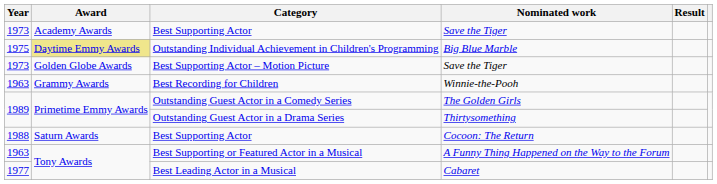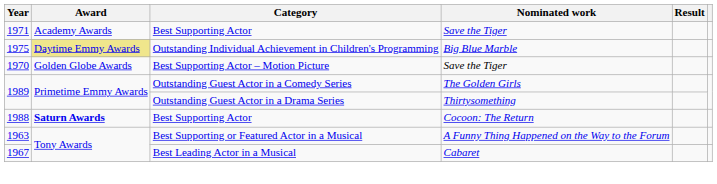(18, 30) 1973 -> (18, 30) 1971
(18, 65) 1973 -> (18, 65) 1970
- row: (216, 83)
(66, 135) normal -> (69, 118) bold
(18, 170) 1977 -> (18, 153) 1967
